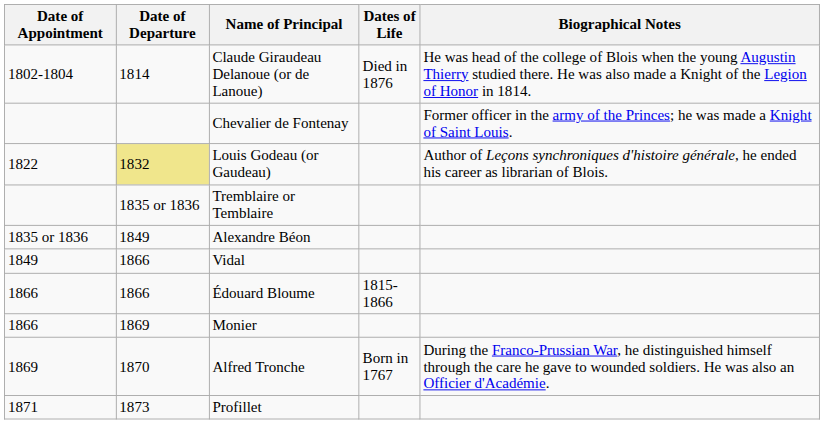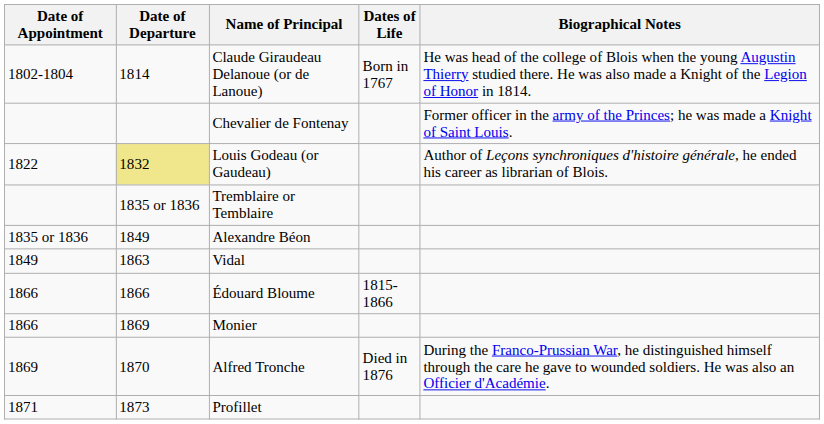(385, 74) Died in 1876 -> (385, 74) Born in 1767
(134, 261) 1866 -> (134, 261) 1863
(385, 366) Born in 1767 -> (385, 366) Died in 1876
